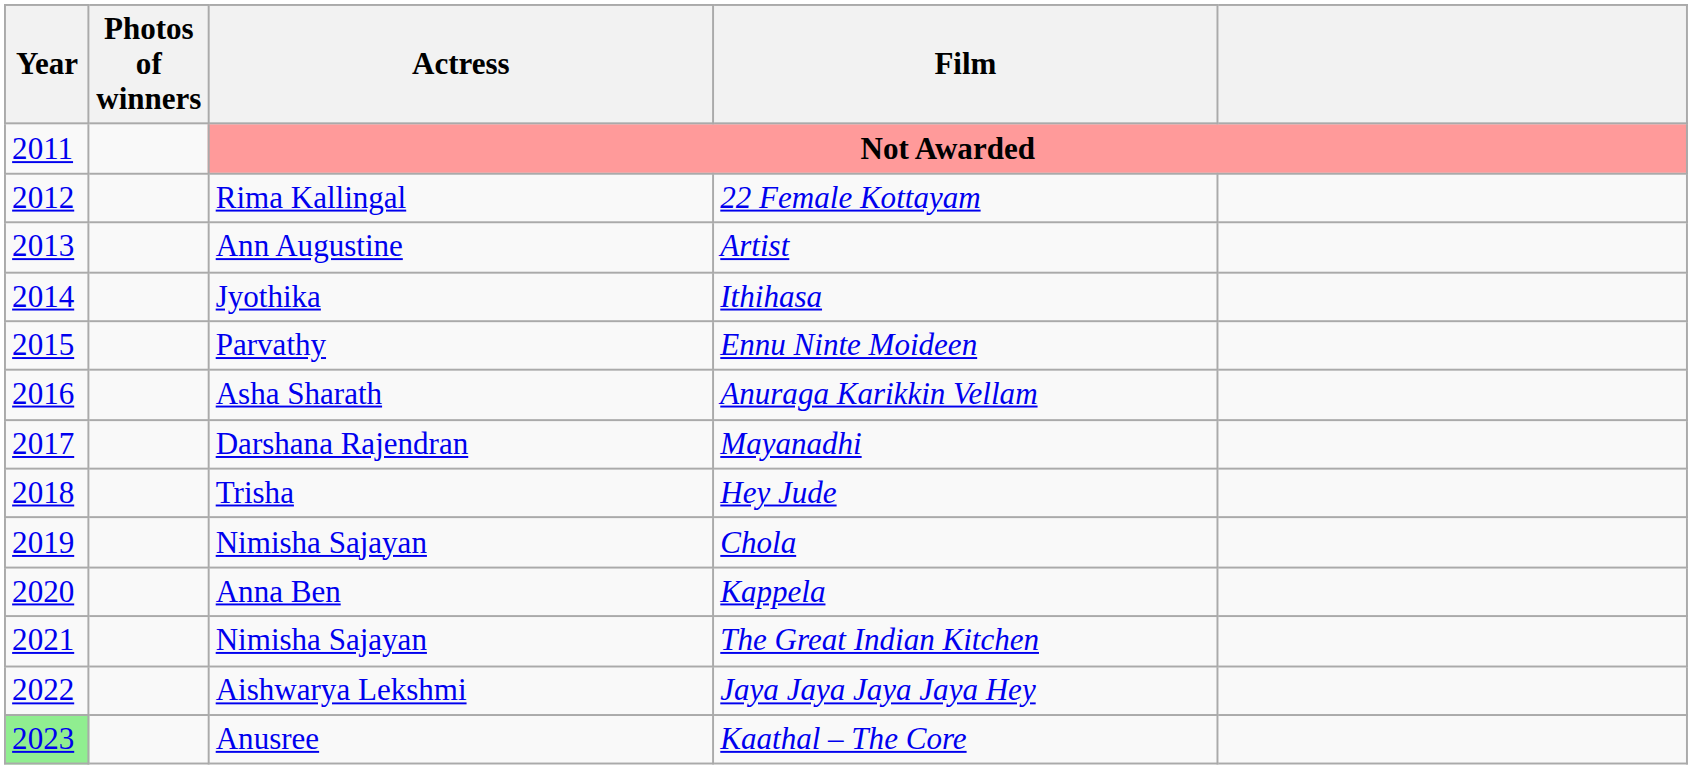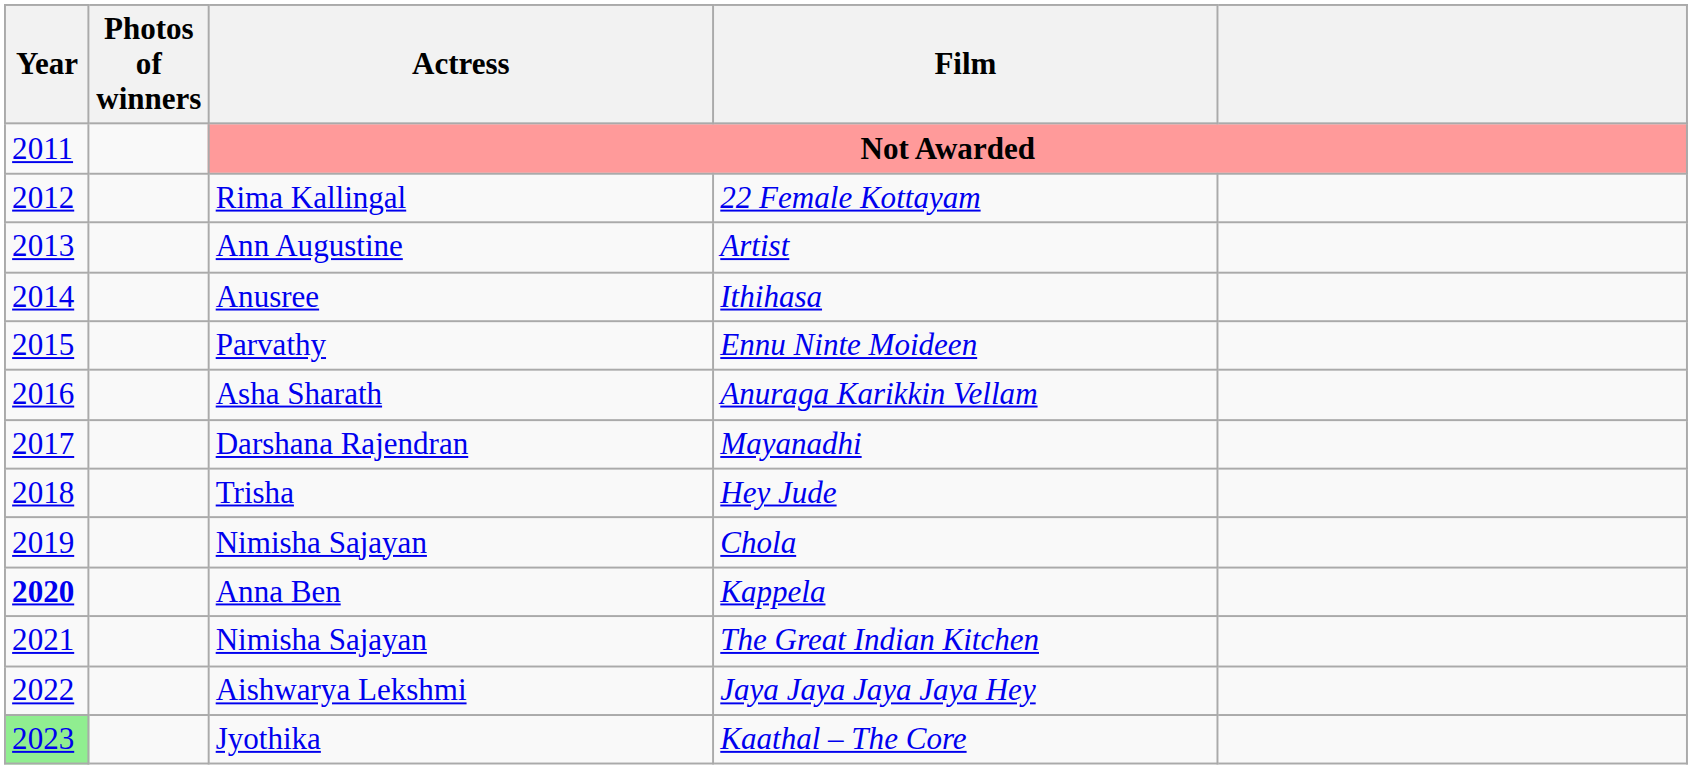(268, 295) Jyothika -> (267, 295) Anusree
(43, 591) normal -> (43, 591) bold
(267, 738) Anusree -> (268, 738) Jyothika
